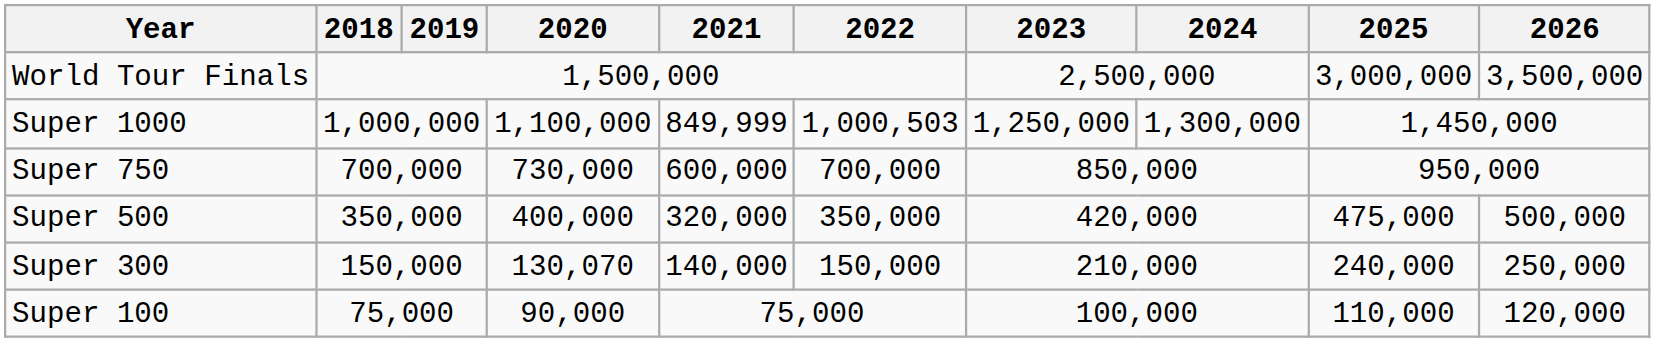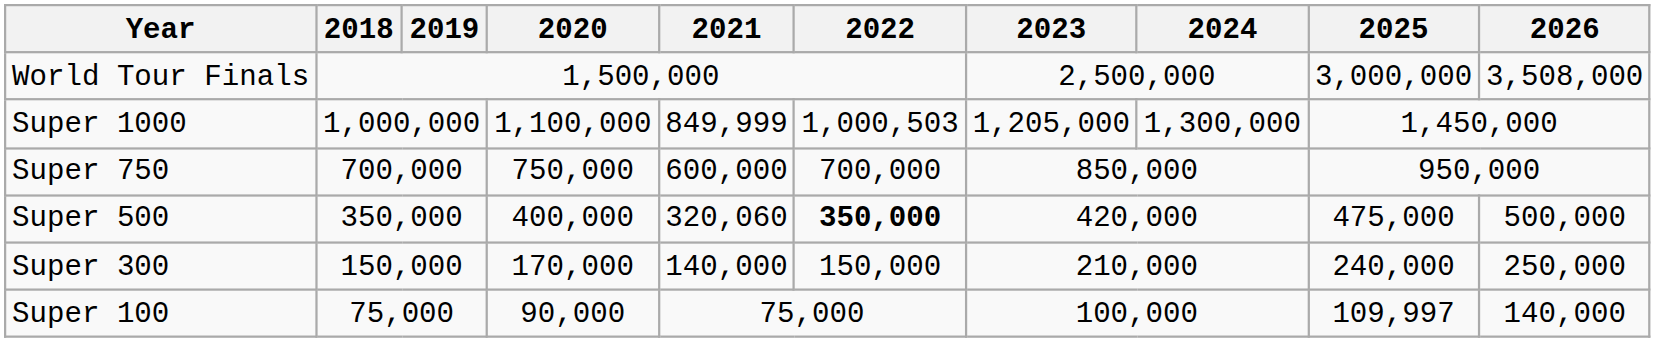(1565, 76) 3,500,000 -> (1565, 76) 3,508,000
(1051, 124) 1,250,000 -> (1051, 124) 1,205,000
(573, 171) 730,000 -> (573, 171) 750,000
(726, 219) 320,000 -> (726, 219) 320,060
(880, 219) normal -> (880, 219) bold
(573, 266) 130,070 -> (573, 266) 170,000
(1394, 314) 110,000 -> (1394, 314) 109,997
(1565, 314) 120,000 -> (1565, 314) 140,000
